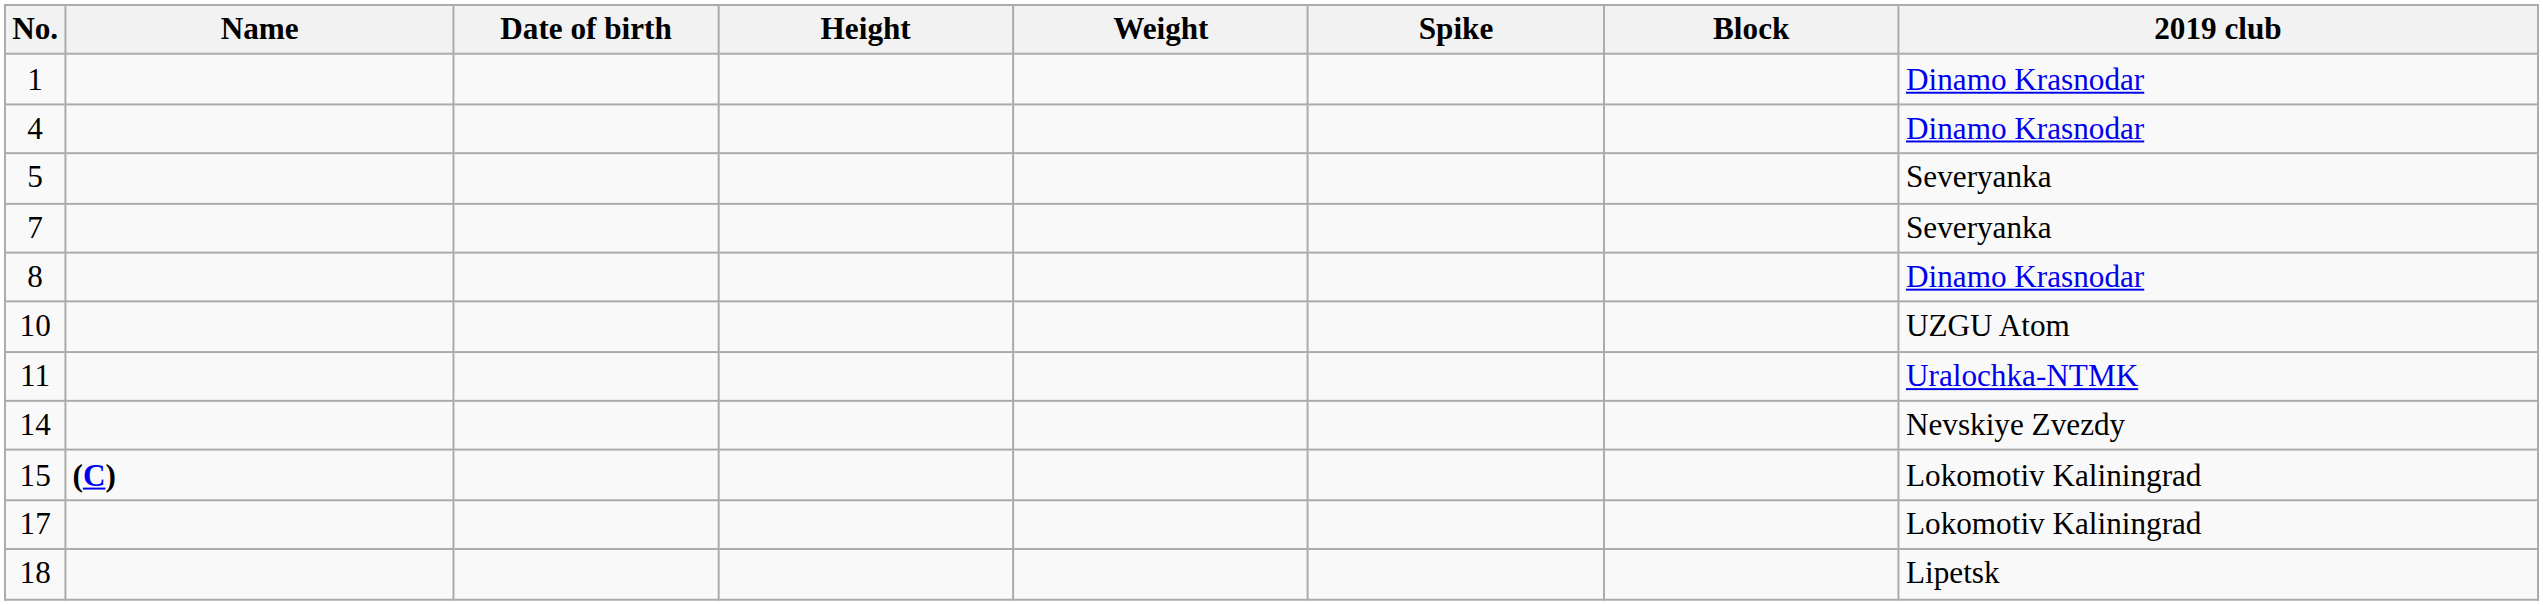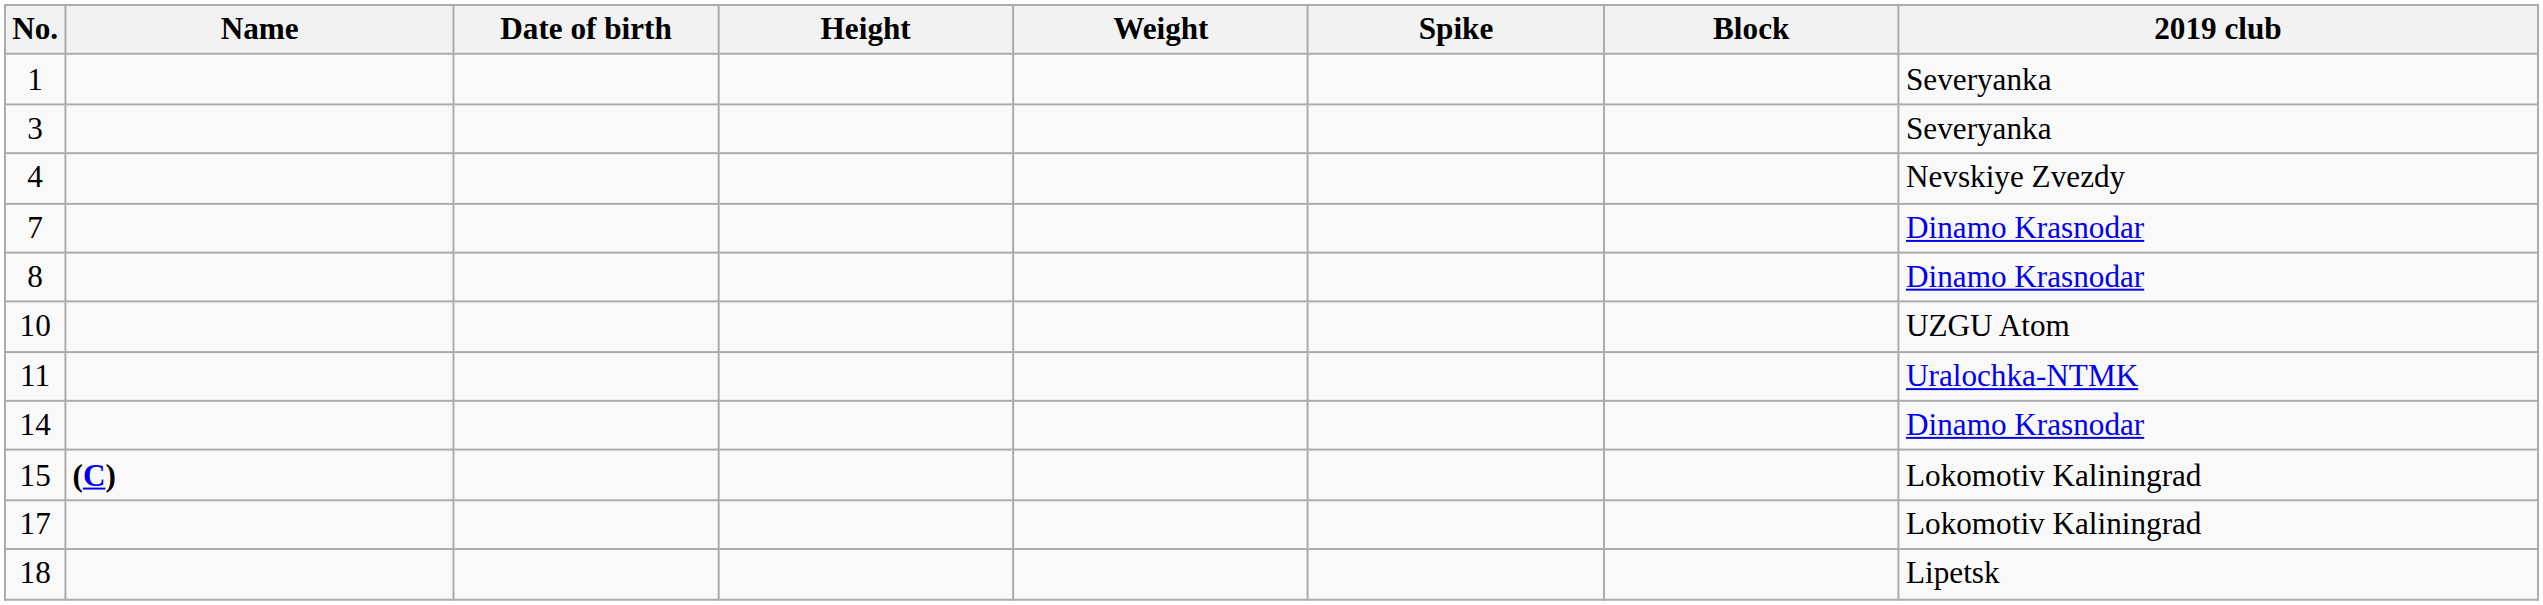(2025, 78) Dinamo Krasnodar -> (1979, 78) Severyanka
+ row: (35, 128)
(2025, 128) Dinamo Krasnodar -> (2016, 177) Nevskiye Zvezdy
- row: (35, 177)
(1979, 227) Severyanka -> (2025, 227) Dinamo Krasnodar
(2016, 425) Nevskiye Zvezdy -> (2025, 425) Dinamo Krasnodar
